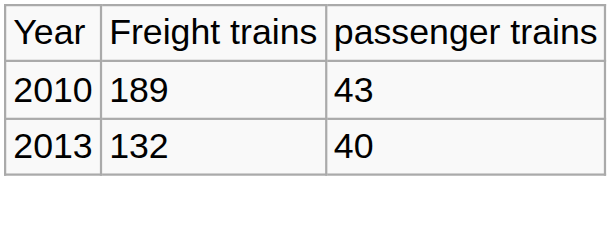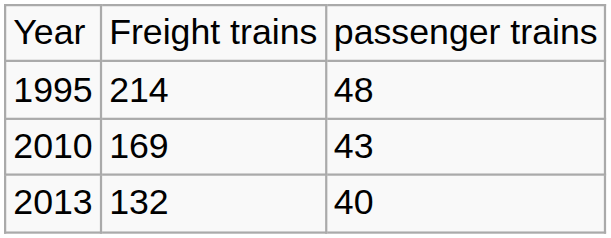+ row: (53, 89)
(139, 89) 189 -> (139, 145) 169
